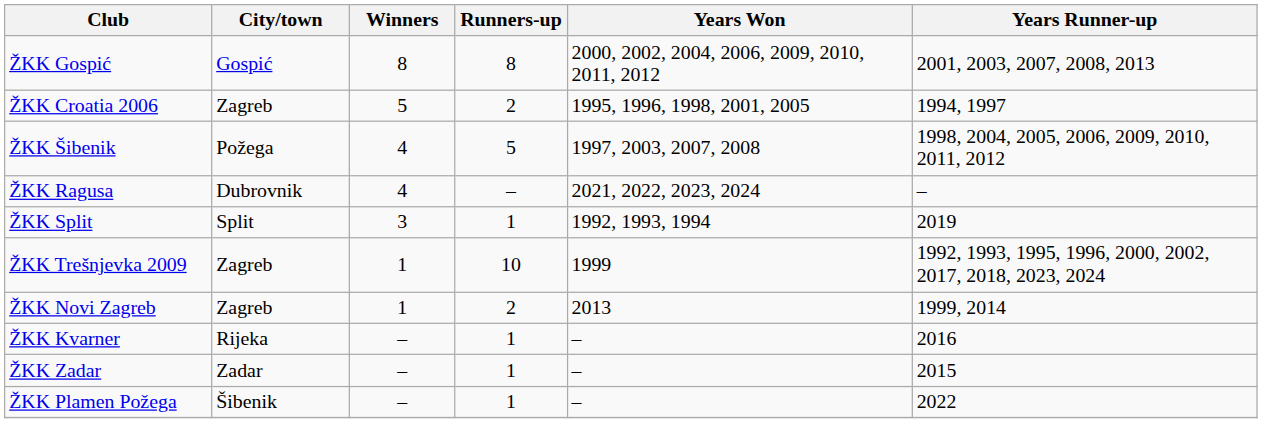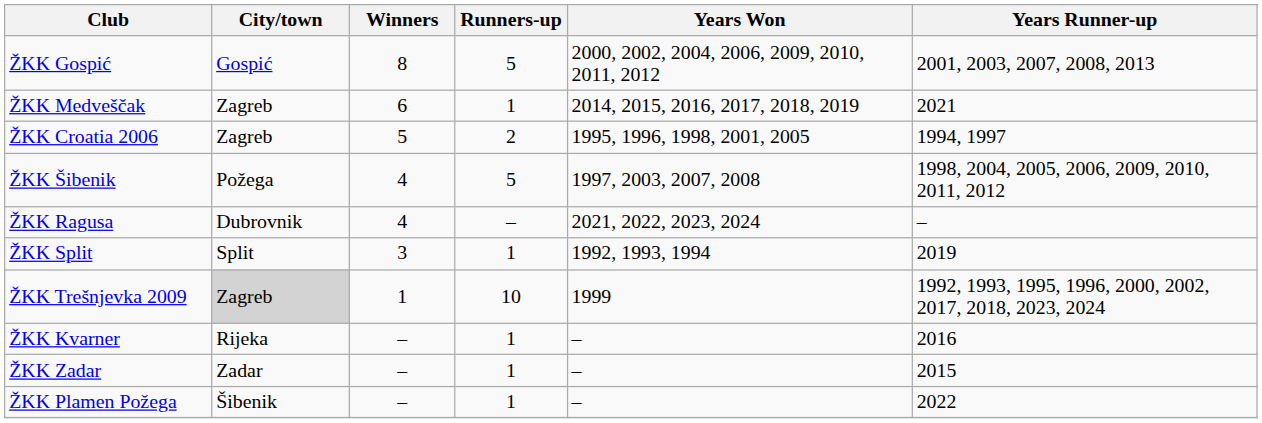(511, 62) 8 -> (511, 62) 5
+ row: (77, 105)
(244, 264) no background -> (244, 296) lightgrey background
- row: (82, 307)
